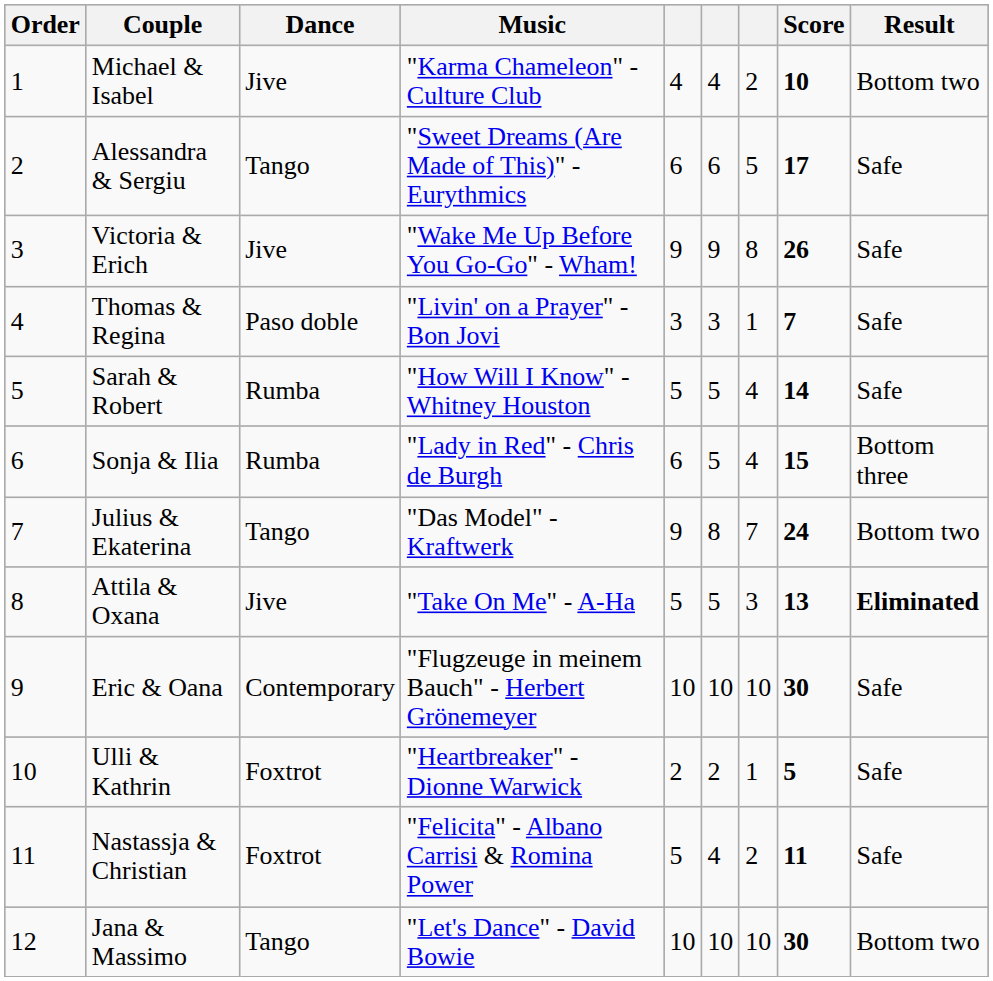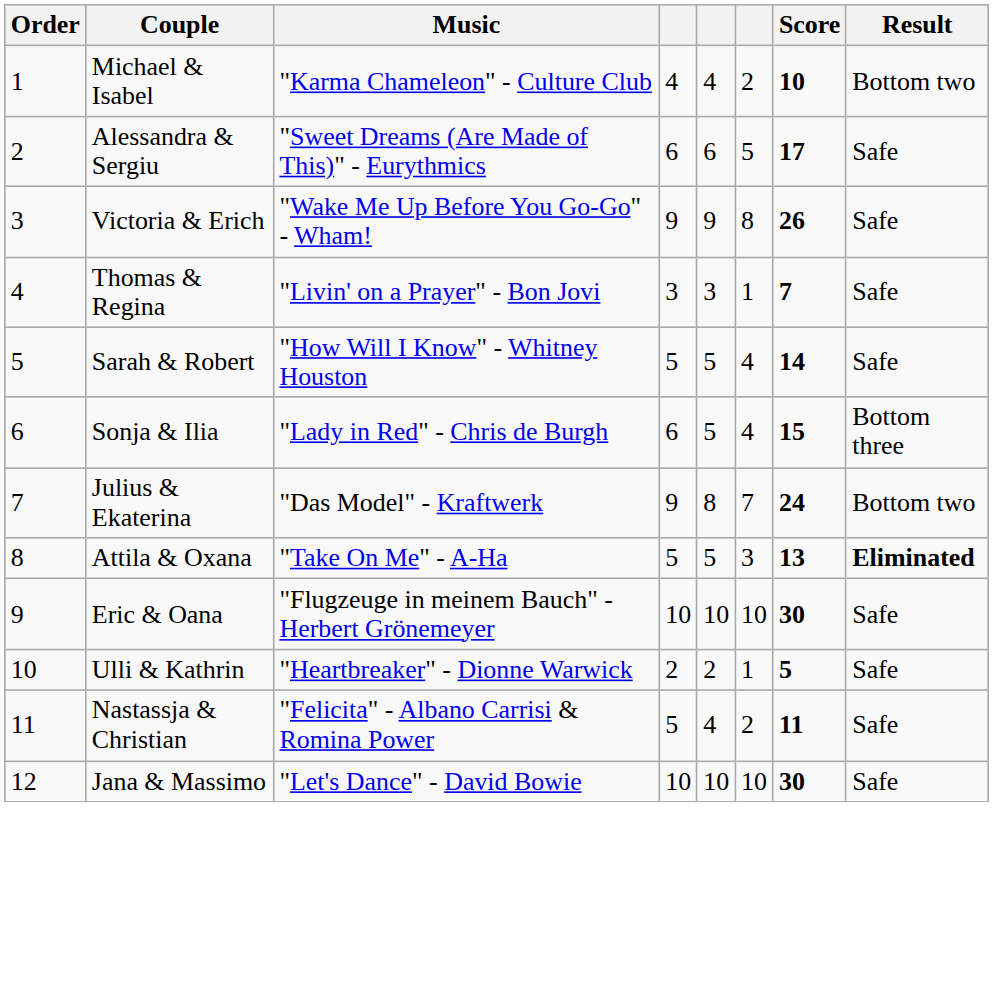- column: (320, 25)
(918, 941) Bottom two -> (875, 780) Safe
